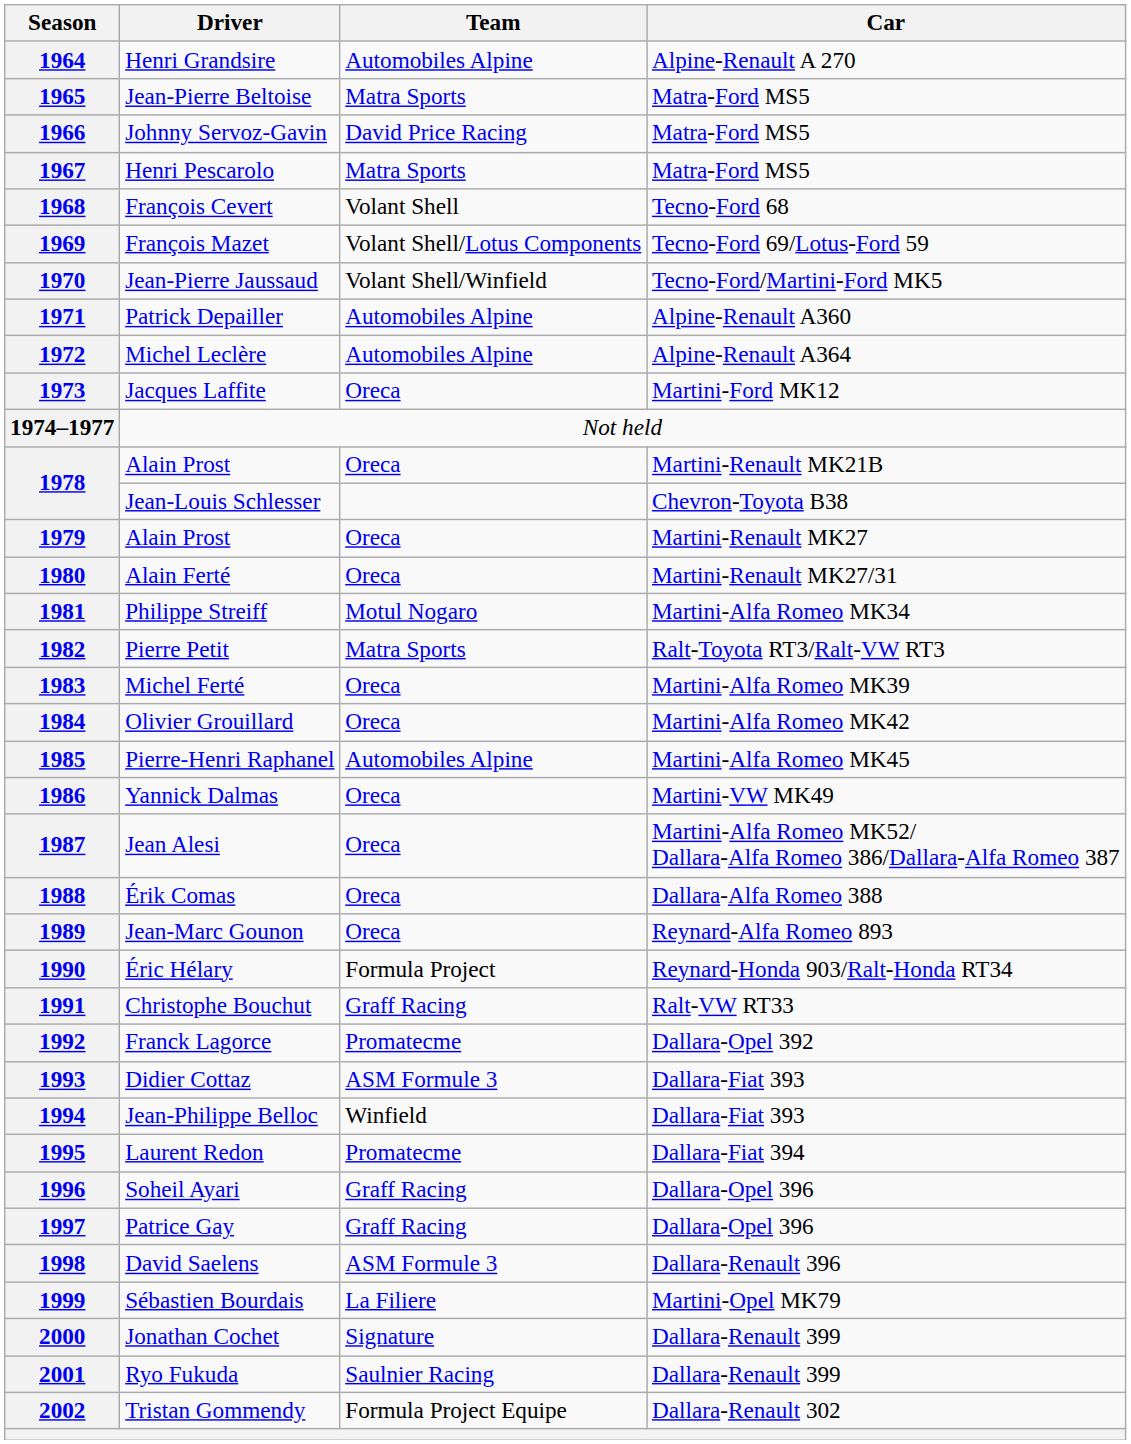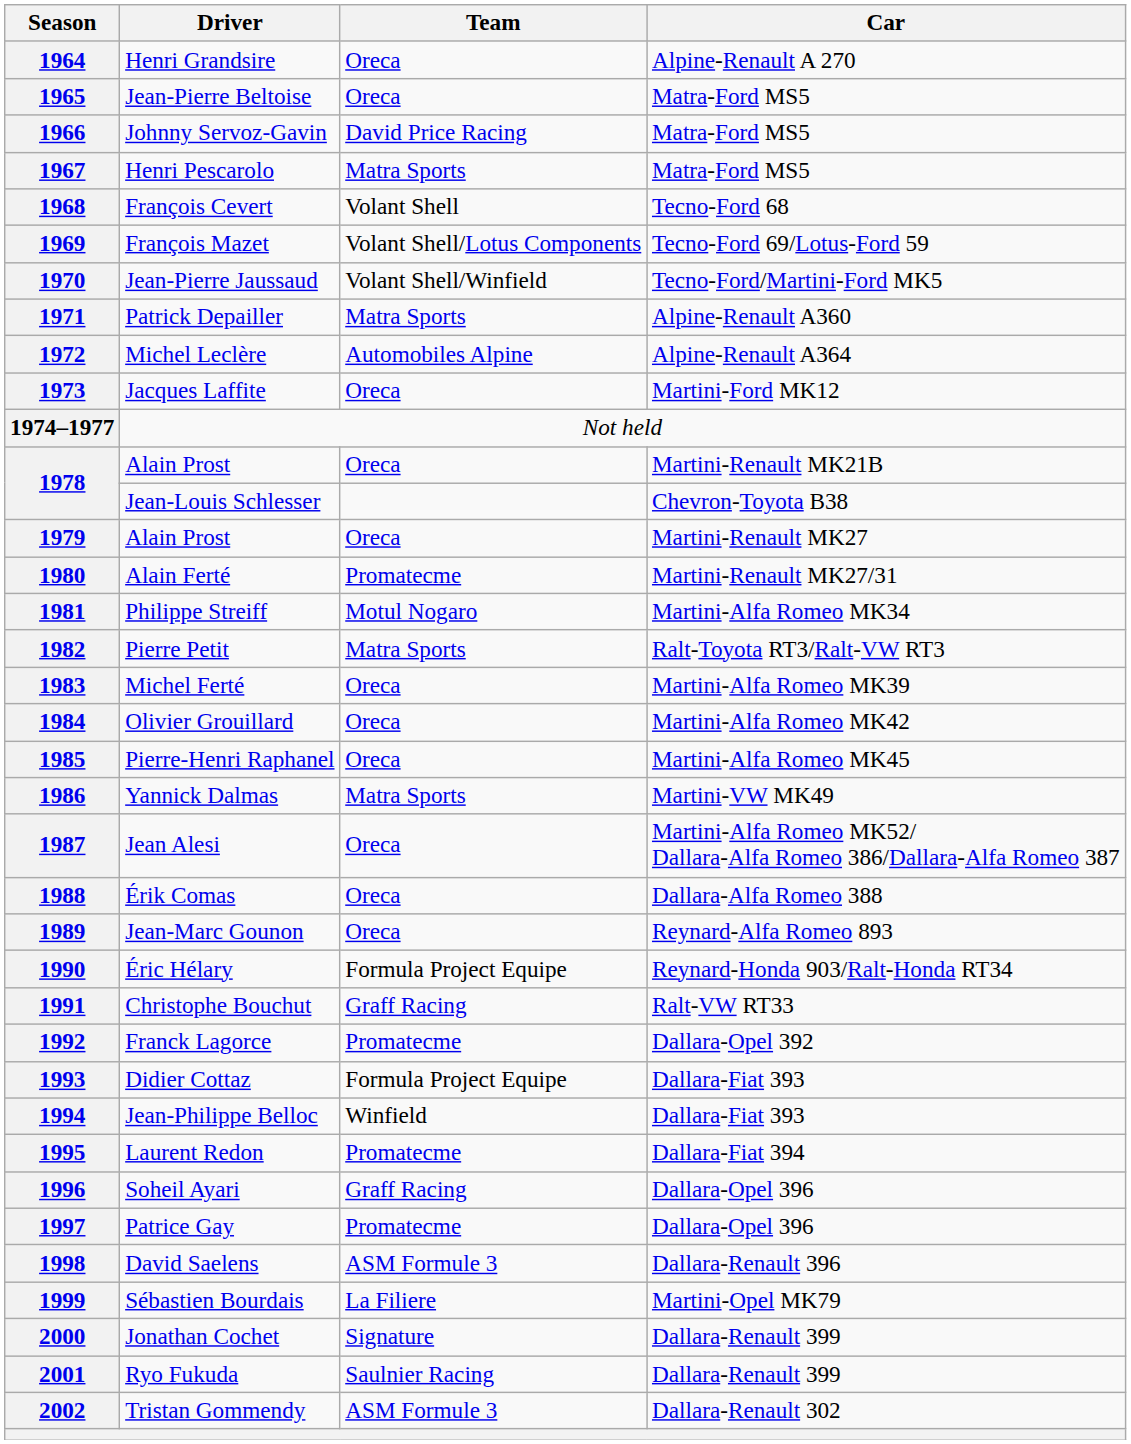(439, 59) Automobiles Alpine -> (373, 59) Oreca
(405, 96) Matra Sports -> (373, 96) Oreca
(439, 317) Automobiles Alpine -> (405, 317) Matra Sports
(373, 574) Oreca -> (403, 574) Promatecme
(439, 758) Automobiles Alpine -> (373, 758) Oreca
(373, 795) Oreca -> (405, 795) Matra Sports
(420, 968) Formula Project -> (456, 968) Formula Project Equipe
(421, 1079) ASM Formule 3 -> (456, 1079) Formula Project Equipe
(406, 1226) Graff Racing -> (403, 1226) Promatecme
(456, 1410) Formula Project Equipe -> (421, 1410) ASM Formule 3
